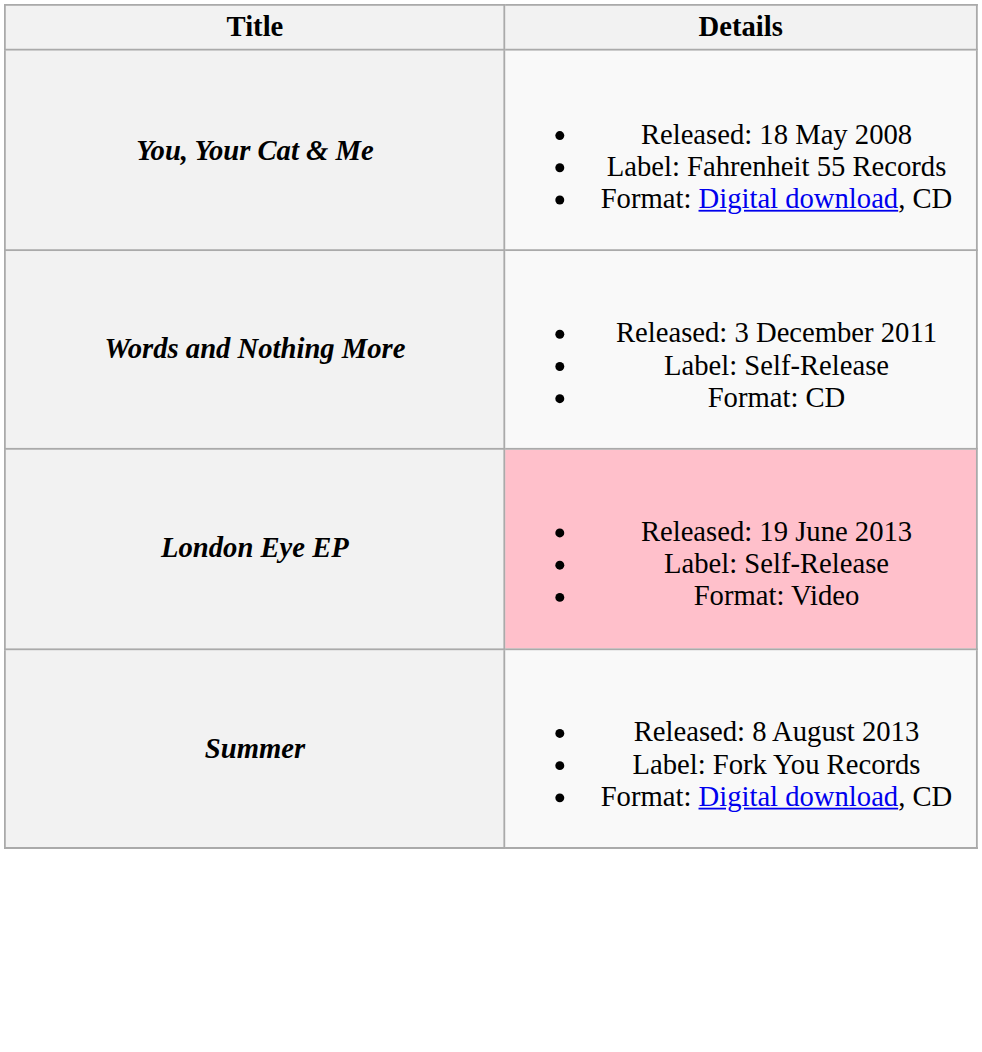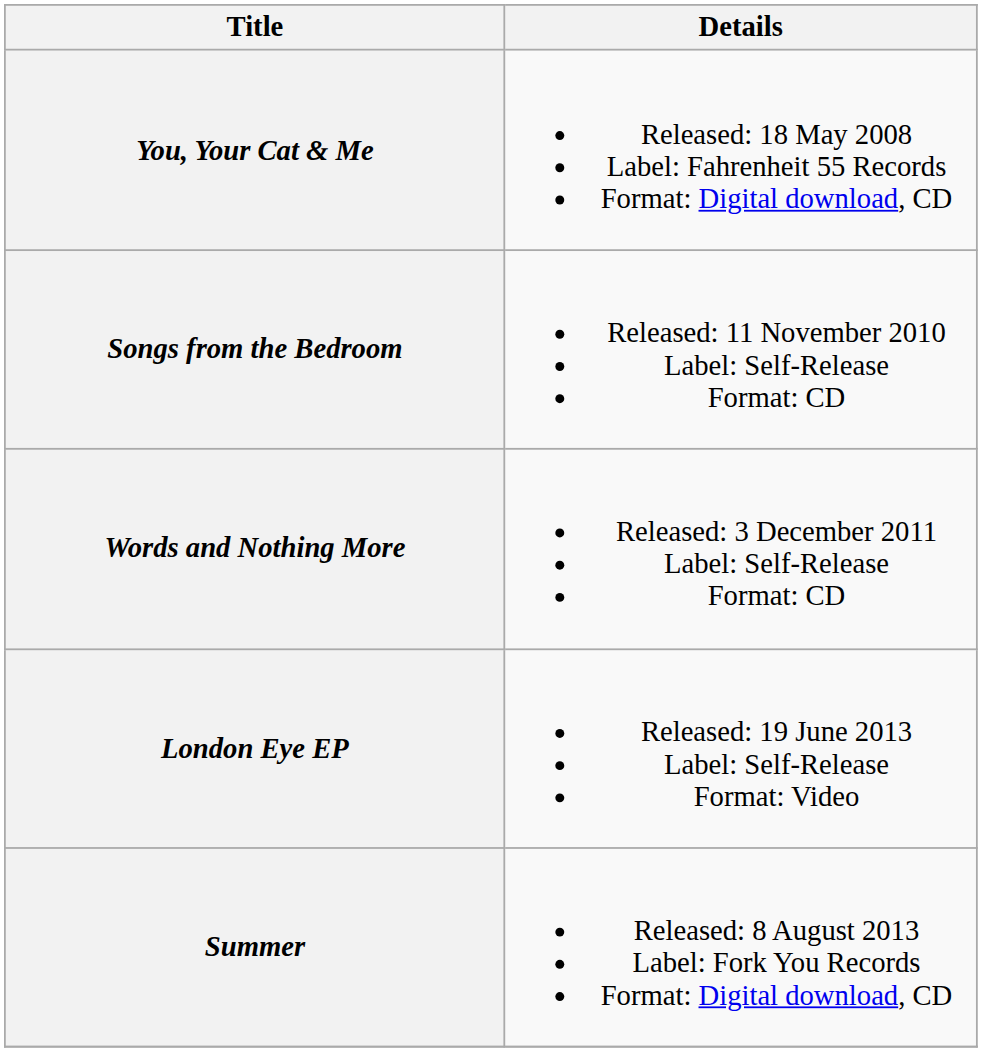+ row: (255, 348)
(741, 565) pink background -> (741, 764) no background
